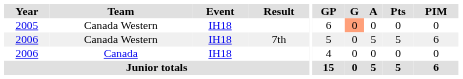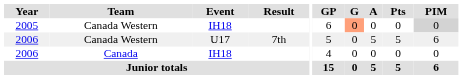(436, 25) no background -> (436, 25) lightgrey background
(220, 39) IH18 -> (220, 39) U17
